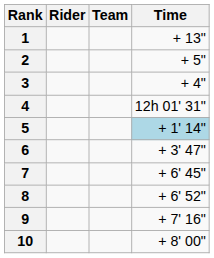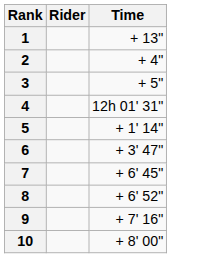- column: (110, 15)
(193, 60) + 5" -> (151, 60) + 4"
(193, 83) + 4" -> (151, 83) + 5"
(182, 128) lightblue background -> (139, 128) no background
